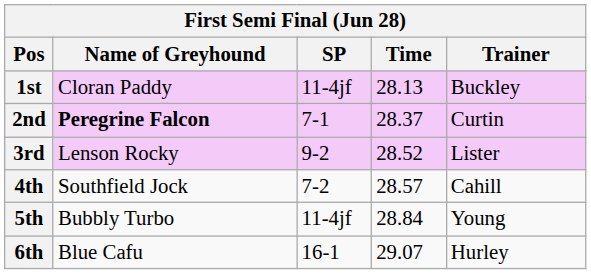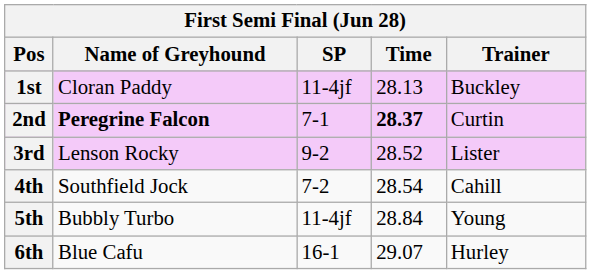(400, 119) normal -> (400, 119) bold
(400, 185) 28.57 -> (400, 185) 28.54
